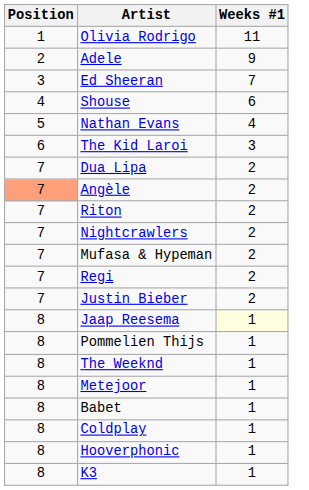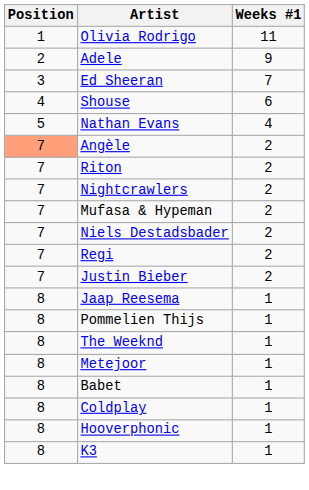- row: (134, 146)
- row: (113, 168)
+ row: (155, 233)
(252, 321) lightyellow background -> (268, 299) no background
